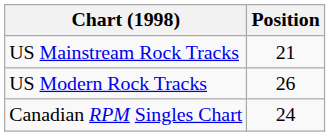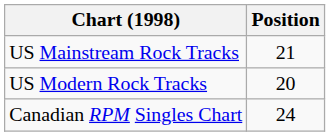(286, 83) 26 -> (286, 83) 20
